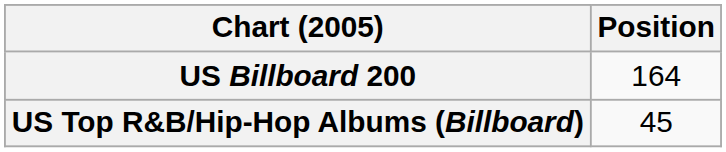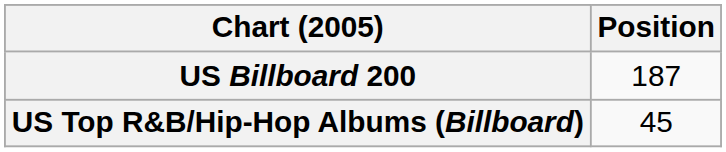(656, 75) 164 -> (656, 75) 187
